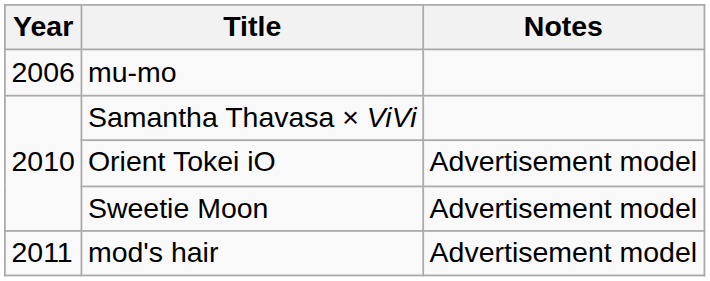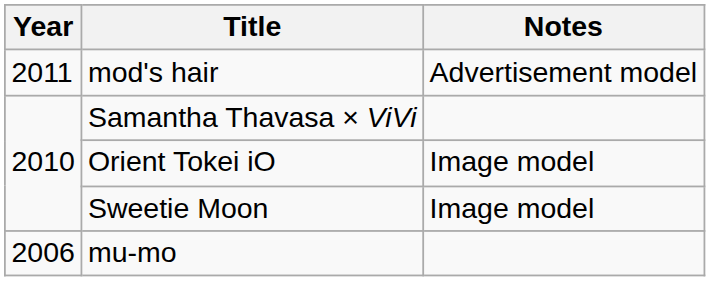rows swapped: (132, 72) <-> (153, 252)
(563, 162) Advertisement model -> (512, 162) Image model
(563, 207) Advertisement model -> (512, 207) Image model
